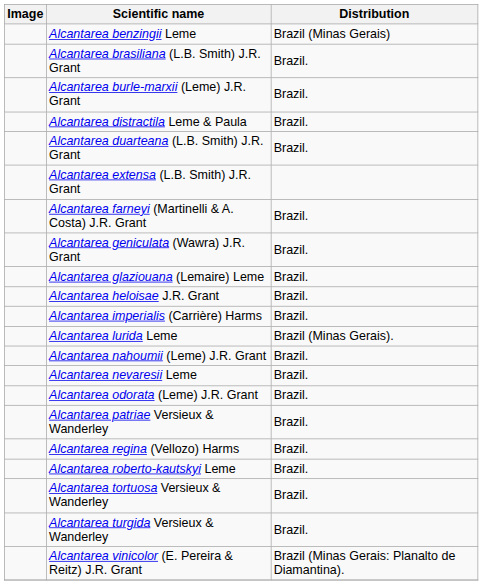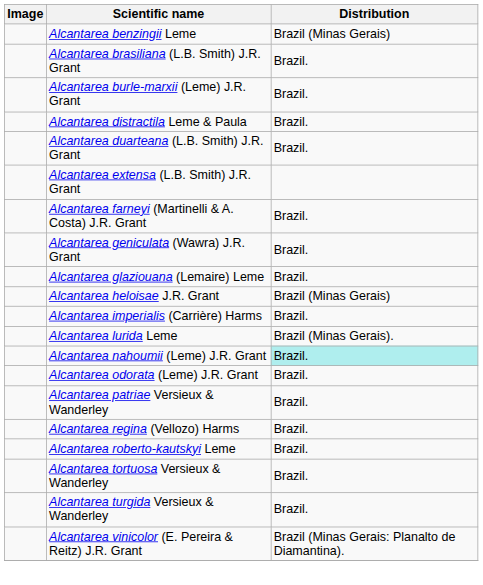(291, 296) Brazil. -> (332, 296) Brazil (Minas Gerais)
(291, 355) no background -> (291, 355) paleturquoise background
- row: (123, 375)
